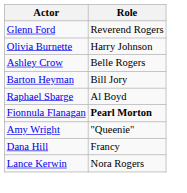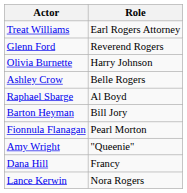+ row: (38, 29)
rows swapped: (40, 79) <-> (40, 96)
(121, 113) bold -> (119, 130) normal
